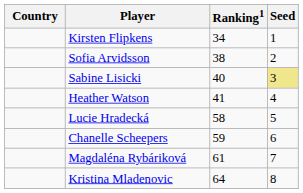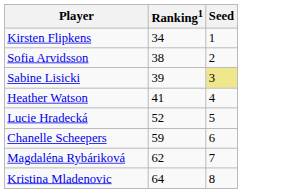- column: (35, 16)
(219, 78) 40 -> (158, 78) 39
(219, 118) 58 -> (158, 118) 52
(219, 158) 61 -> (158, 158) 62
